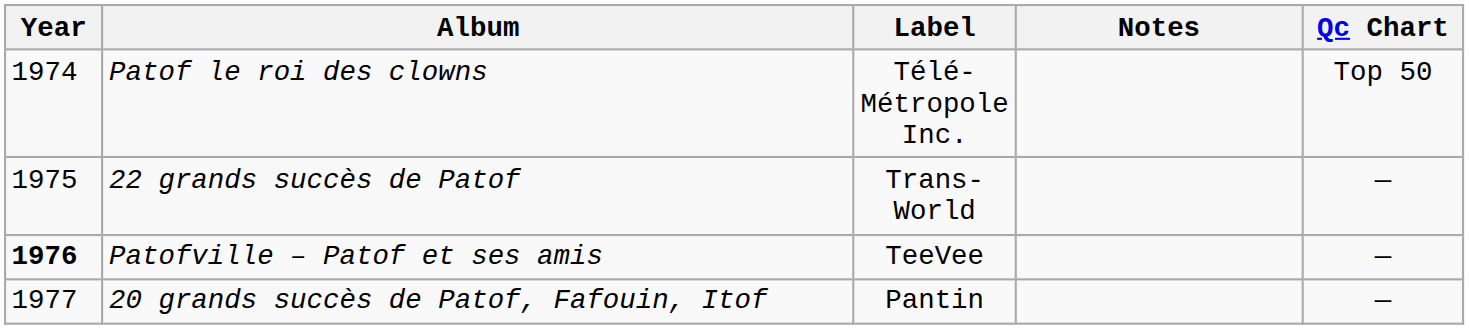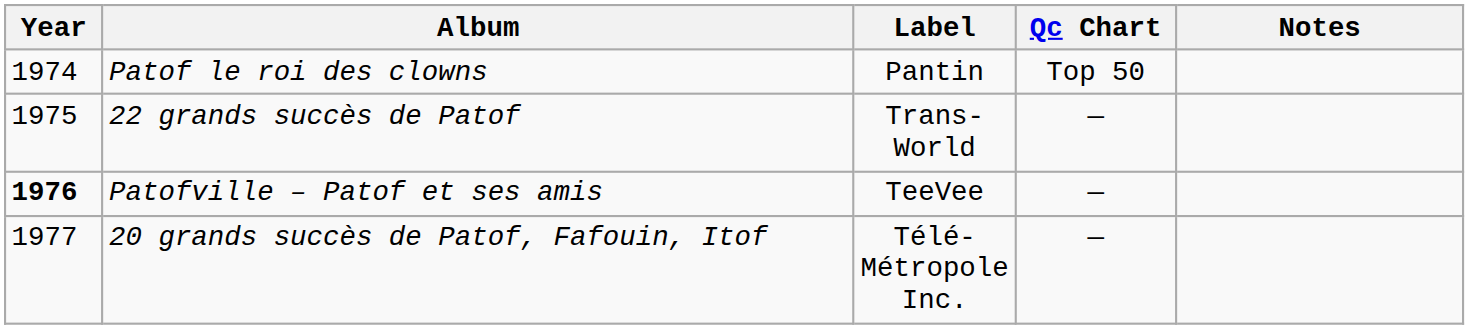columns swapped: (1383, 27) <-> (1159, 27)
(935, 104) Télé-Métropole Inc. -> (935, 72) Pantin
(935, 301) Pantin -> (935, 270) Télé-Métropole Inc.
